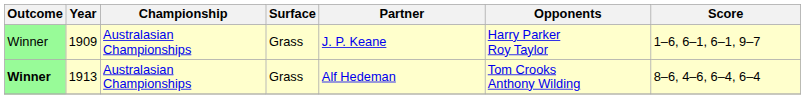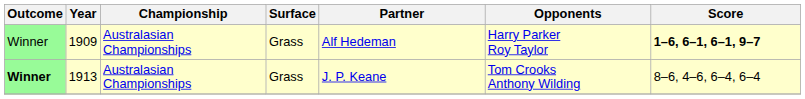(354, 42) J. P. Keane -> (359, 42) Alf Hedeman
(707, 42) normal -> (707, 42) bold
(359, 76) Alf Hedeman -> (354, 76) J. P. Keane
